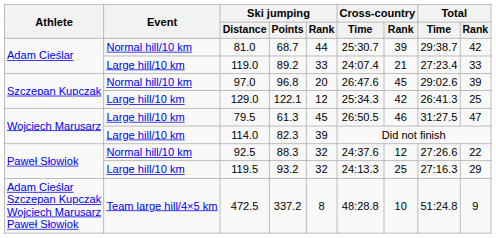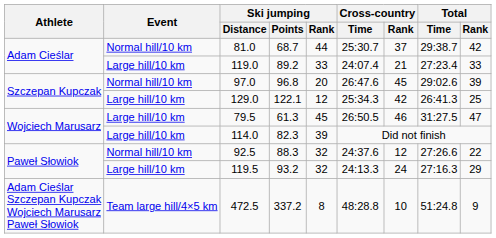(401, 48) 39 -> (401, 48) 37
(401, 170) 25 -> (401, 170) 24
